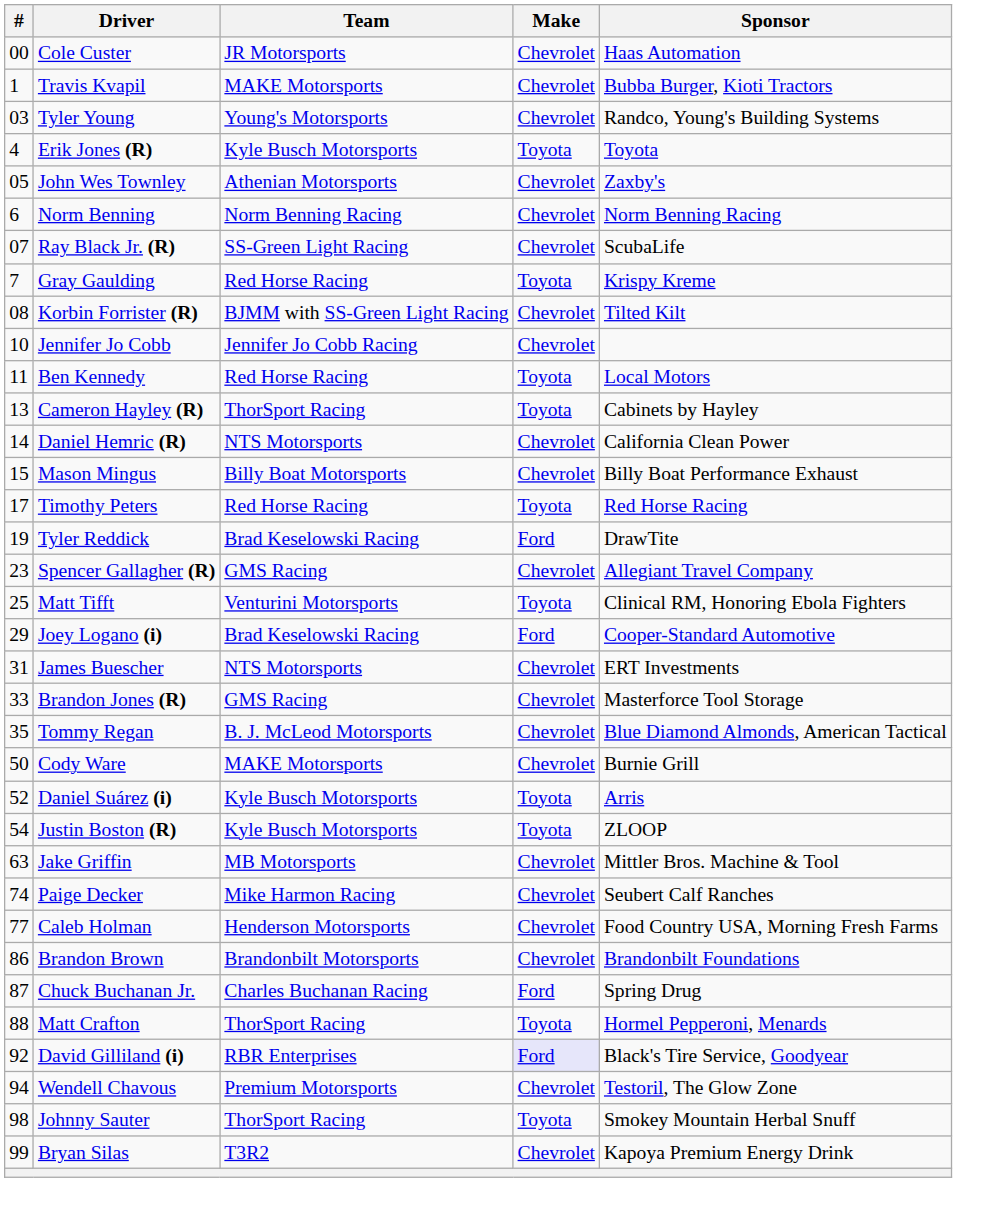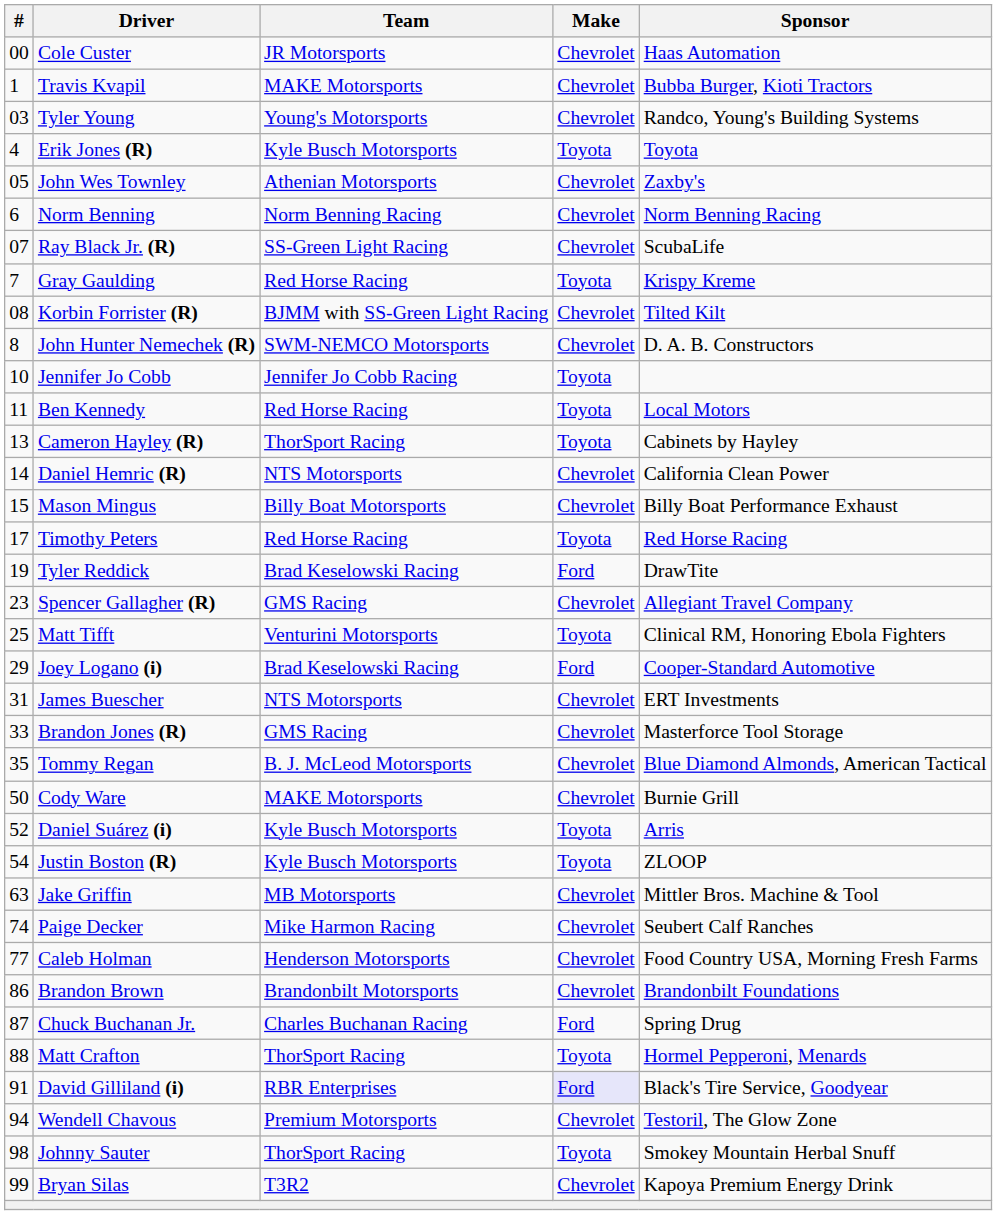+ row: (146, 344)
(556, 344) Chevrolet -> (584, 376) Toyota
(19, 1055) 92 -> (19, 1087) 91
